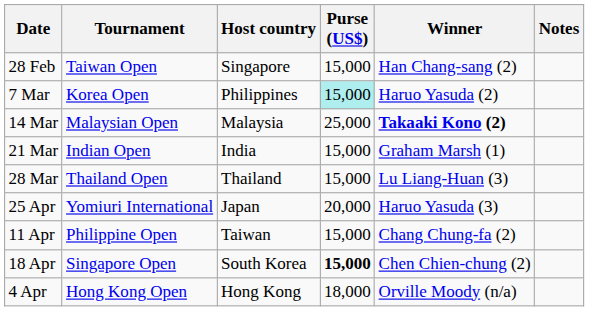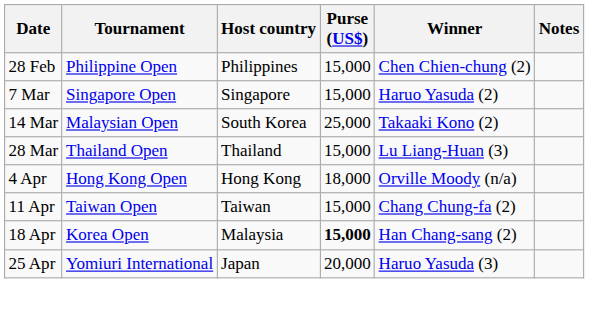(112, 66) Taiwan Open -> (122, 66) Philippine Open
(256, 66) Singapore -> (259, 66) Philippines
(448, 66) Han Chang-sang (2) -> (455, 66) Chen Chien-chung (2)
(107, 95) Korea Open -> (121, 95) Singapore Open
(259, 95) Philippines -> (256, 95) Singapore
(347, 95) paleturquoise background -> (347, 95) no background
(252, 123) Malaysia -> (264, 123) South Korea
(442, 123) bold -> (438, 123) normal
- row: (33, 151)
rows swapped: (28, 291) <-> (32, 207)
(122, 235) Philippine Open -> (112, 207) Taiwan Open
(121, 263) Singapore Open -> (107, 235) Korea Open
(264, 263) South Korea -> (252, 235) Malaysia
(455, 263) Chen Chien-chung (2) -> (448, 235) Han Chang-sang (2)
